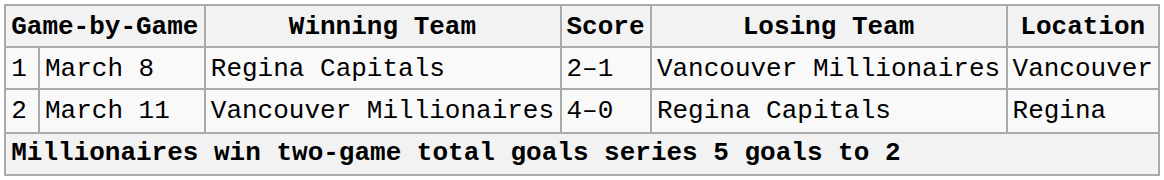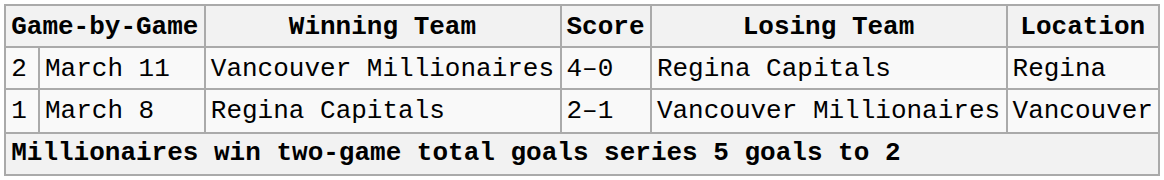rows swapped: (100, 69) <-> (107, 111)
